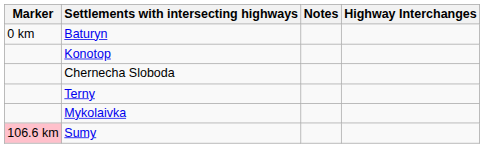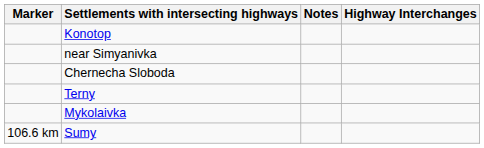- row: (86, 34)
+ row: (110, 53)
(33, 133) pink background -> (33, 133) no background
